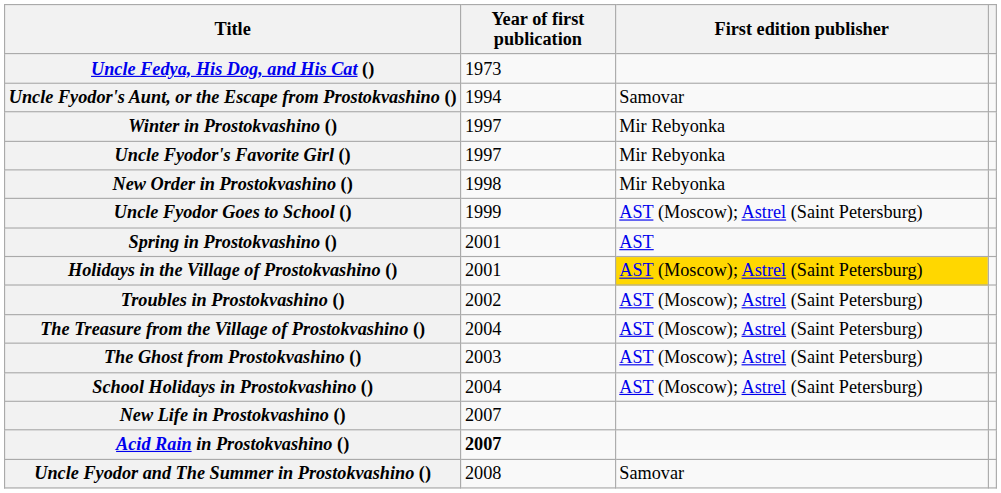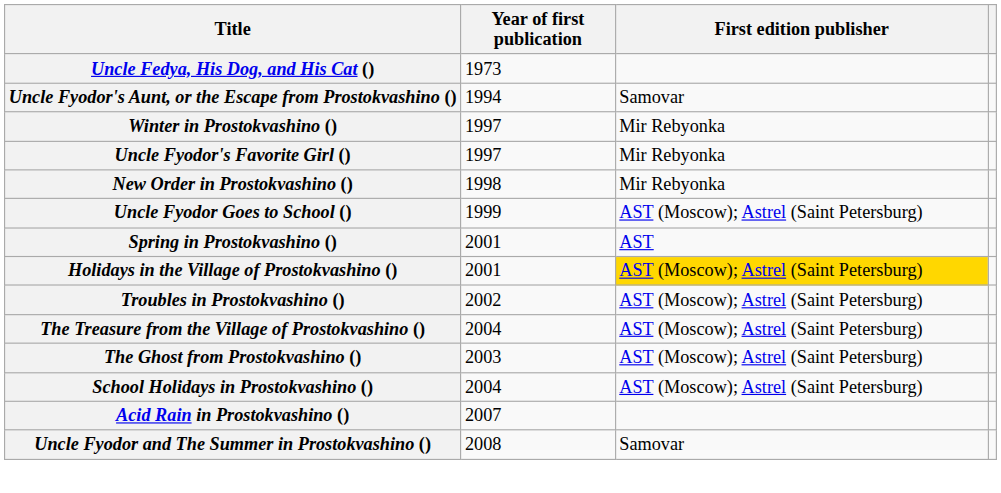- row: (233, 415)
(483, 444) bold -> (483, 415) normal
